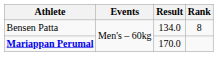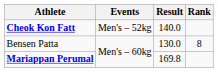+ row: (41, 28)
(170, 28) 134.0 -> (170, 43) 130.0
(170, 43) 170.0 -> (170, 59) 169.8
